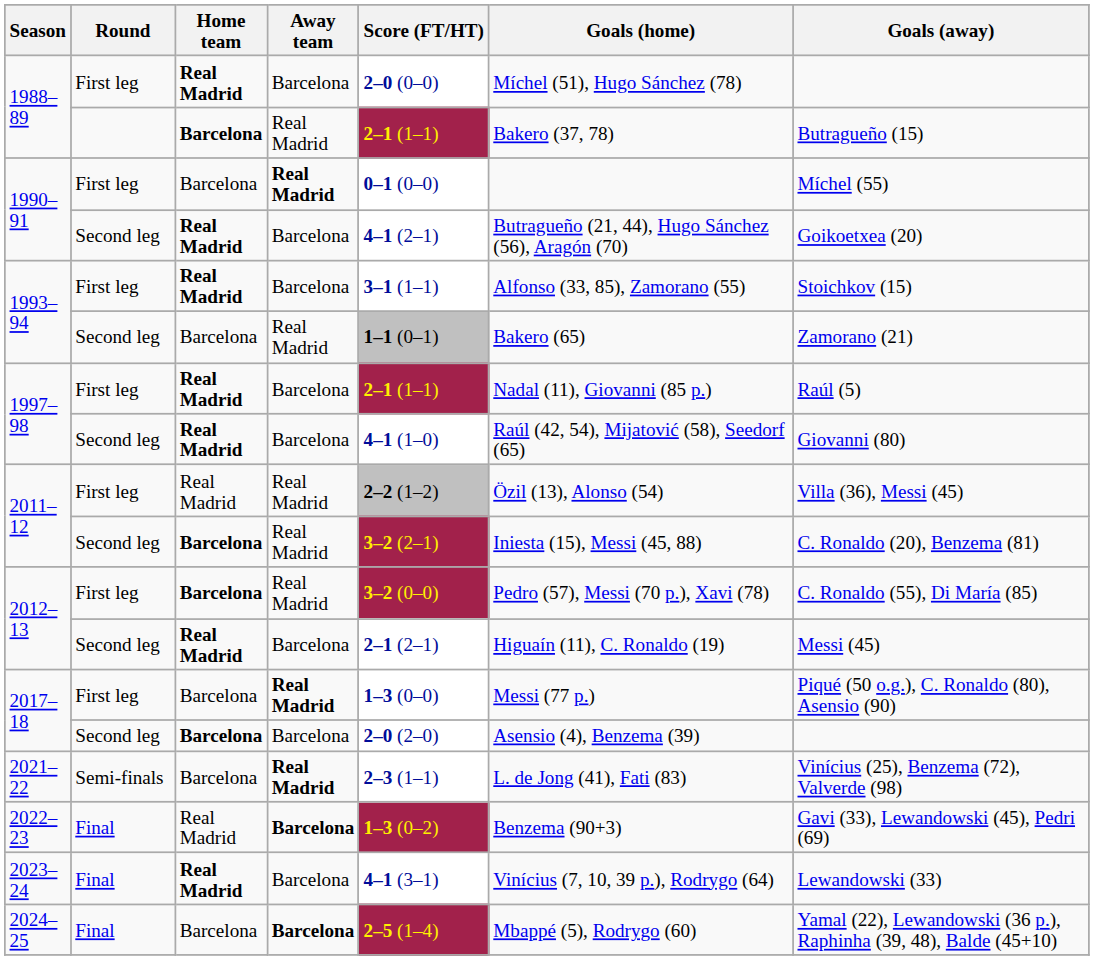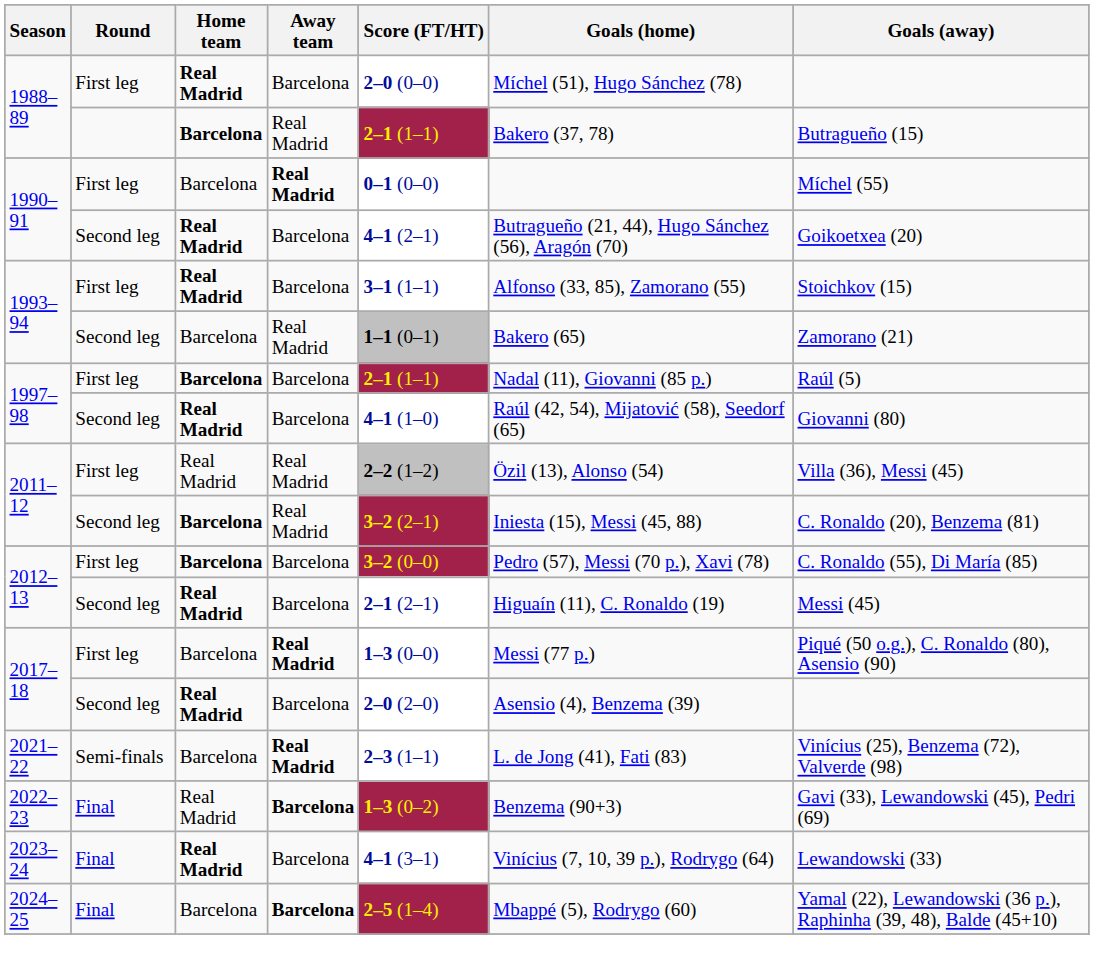(211, 388) Real Madrid -> (221, 378) Barcelona
(300, 593) Real Madrid -> (310, 561) Barcelona
(221, 736) Barcelona -> (211, 704) Real Madrid
